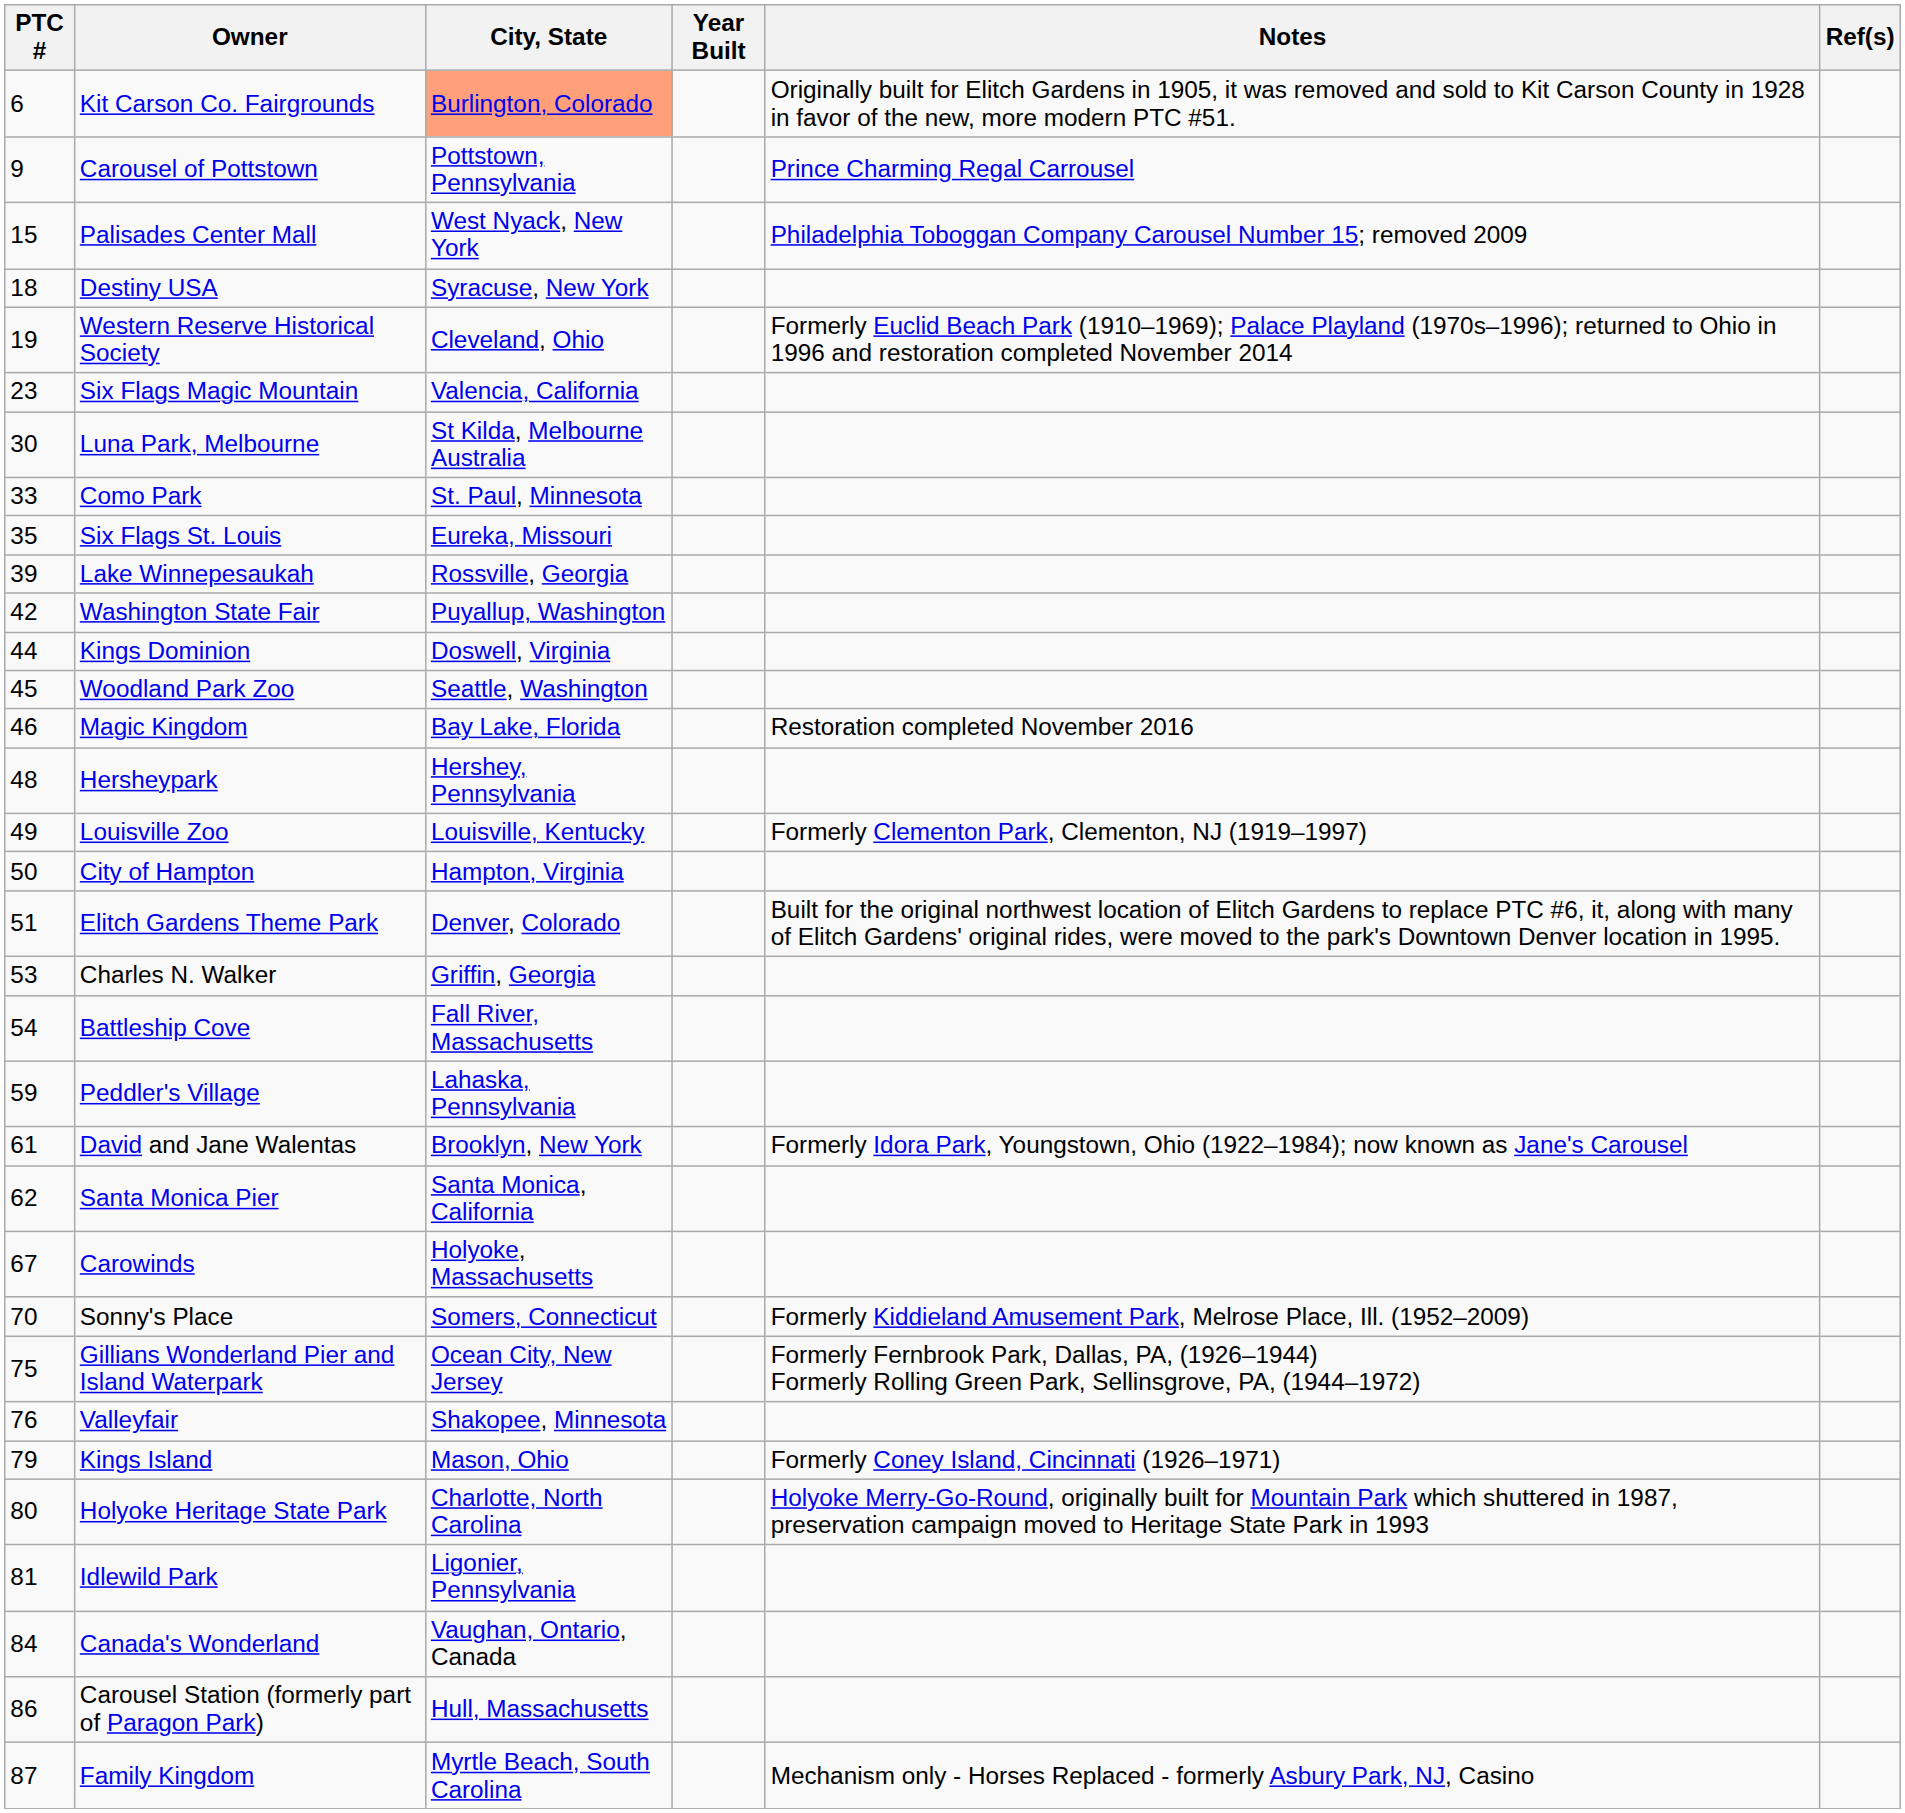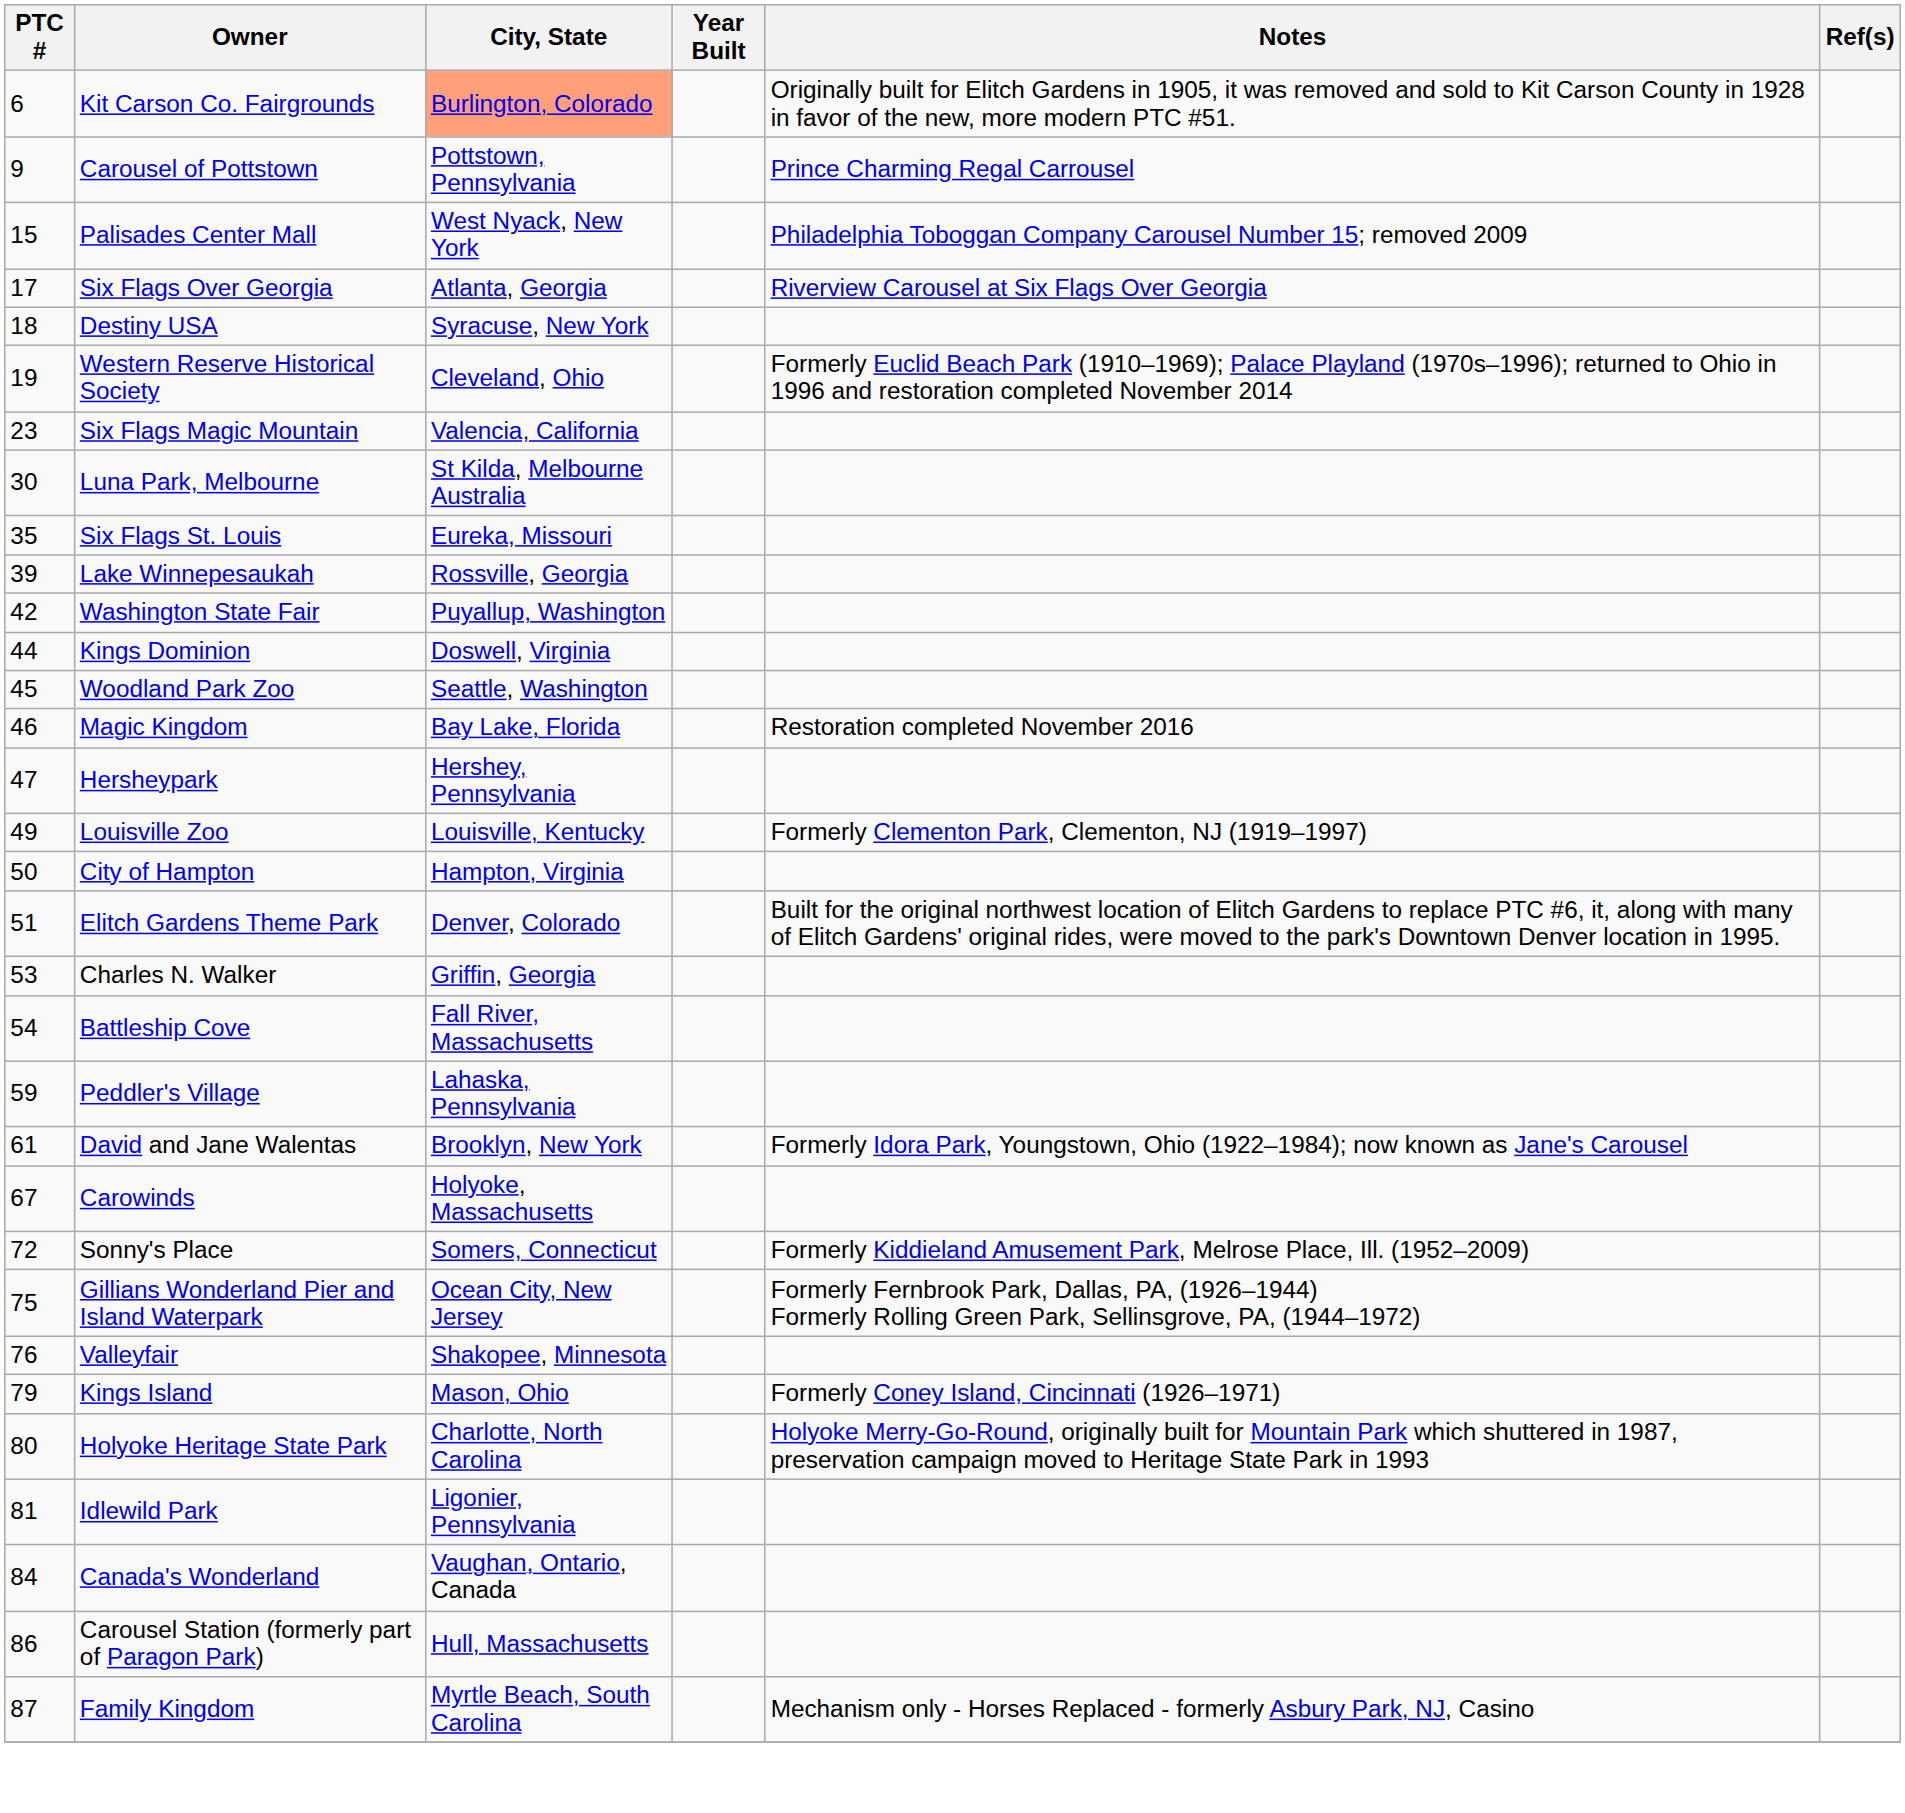+ row: (206, 287)
- row: (141, 496)
(24, 780) 48 -> (24, 780) 47
- row: (179, 1198)
(24, 1316) 70 -> (24, 1250) 72
